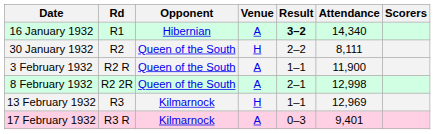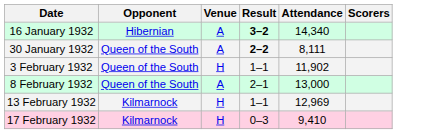- column: (117, 13)
(257, 49) H -> (220, 49) A
(296, 49) normal -> (259, 49) bold
(257, 67) A -> (220, 67) H
(349, 67) 11,900 -> (312, 67) 11,902
(349, 85) 12,998 -> (312, 85) 13,000
(257, 120) A -> (220, 120) H
(349, 120) 9,401 -> (312, 120) 9,410
